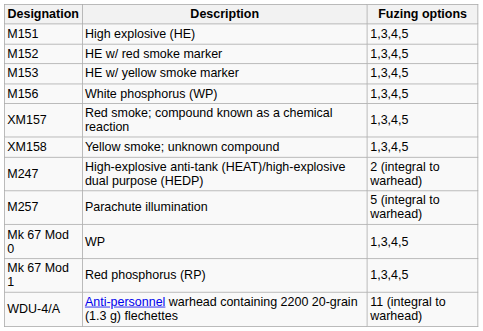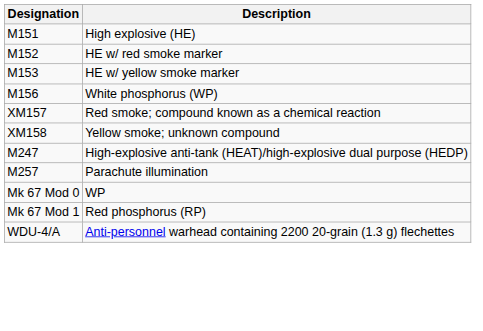- column: (423, 14)
